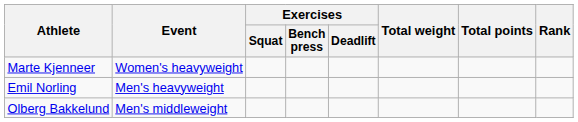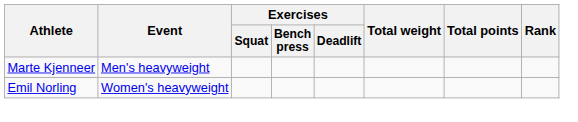(179, 68) Women's heavyweight -> (155, 68) Men's heavyweight
(170, 88) Men's heavyweight -> (165, 88) Women's heavyweight
- row: (58, 108)
